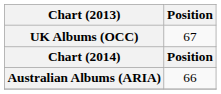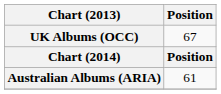(190, 78) 66 -> (190, 78) 61
